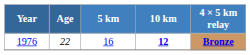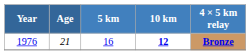(65, 41) 22 -> (65, 41) 21
